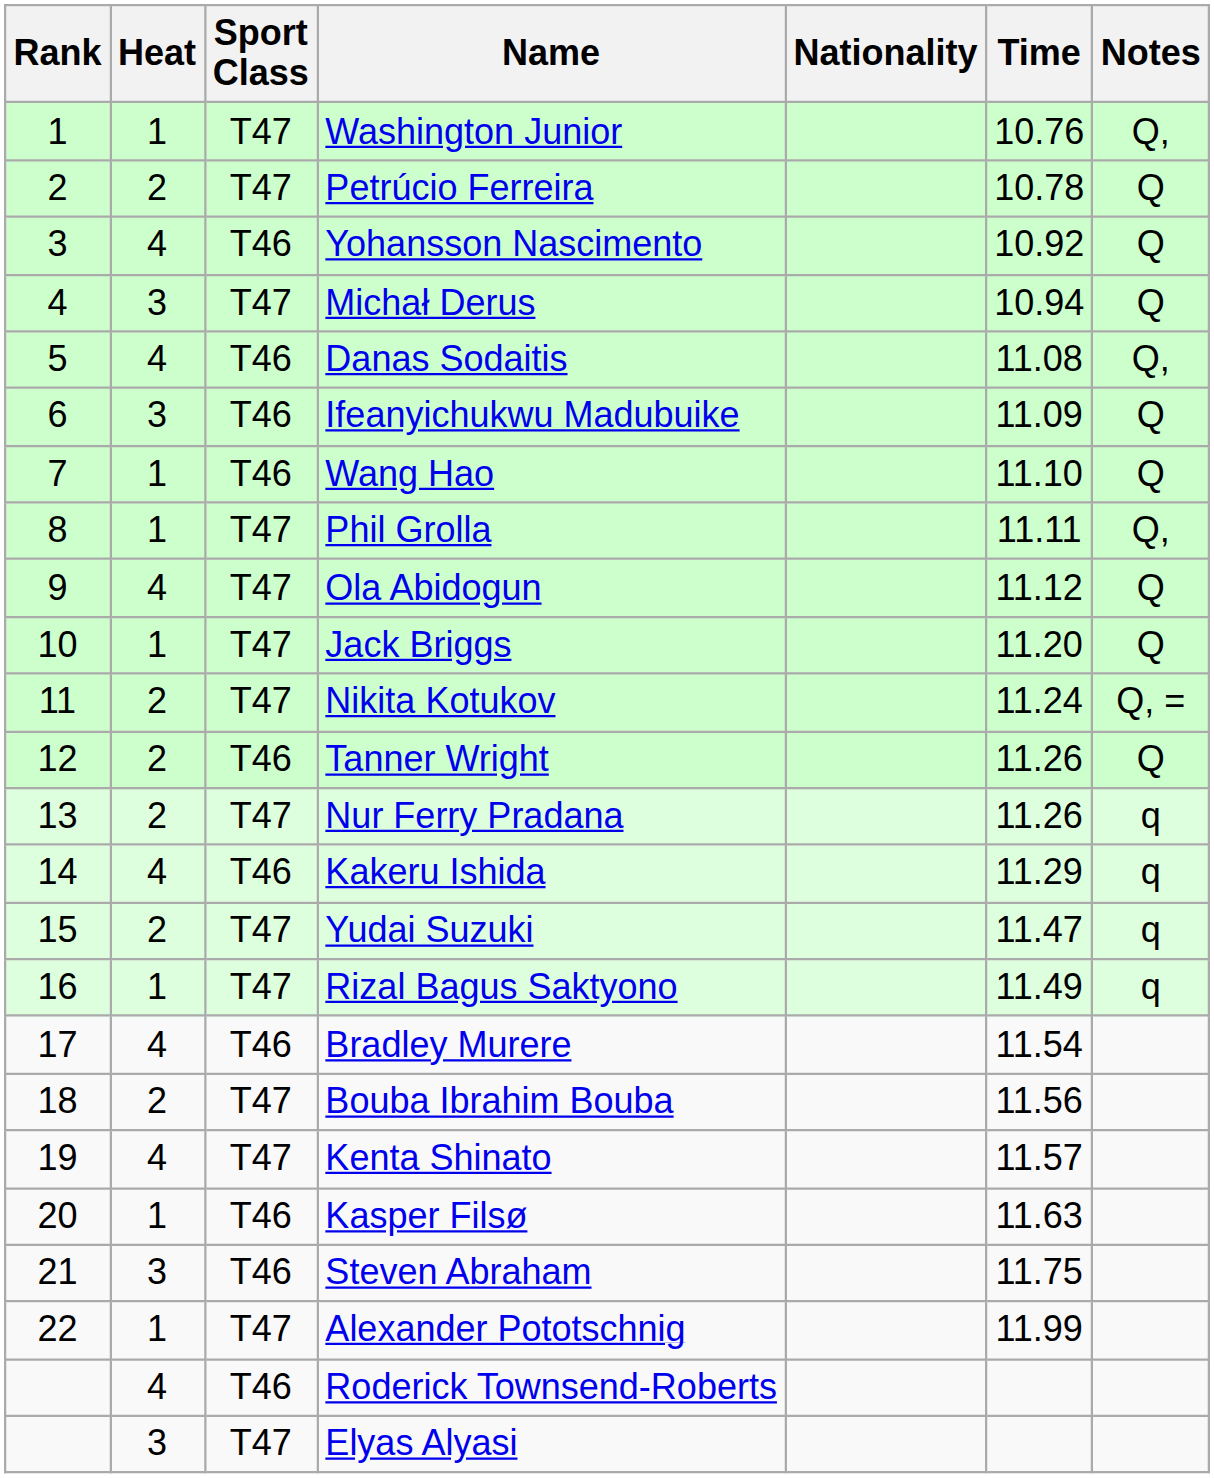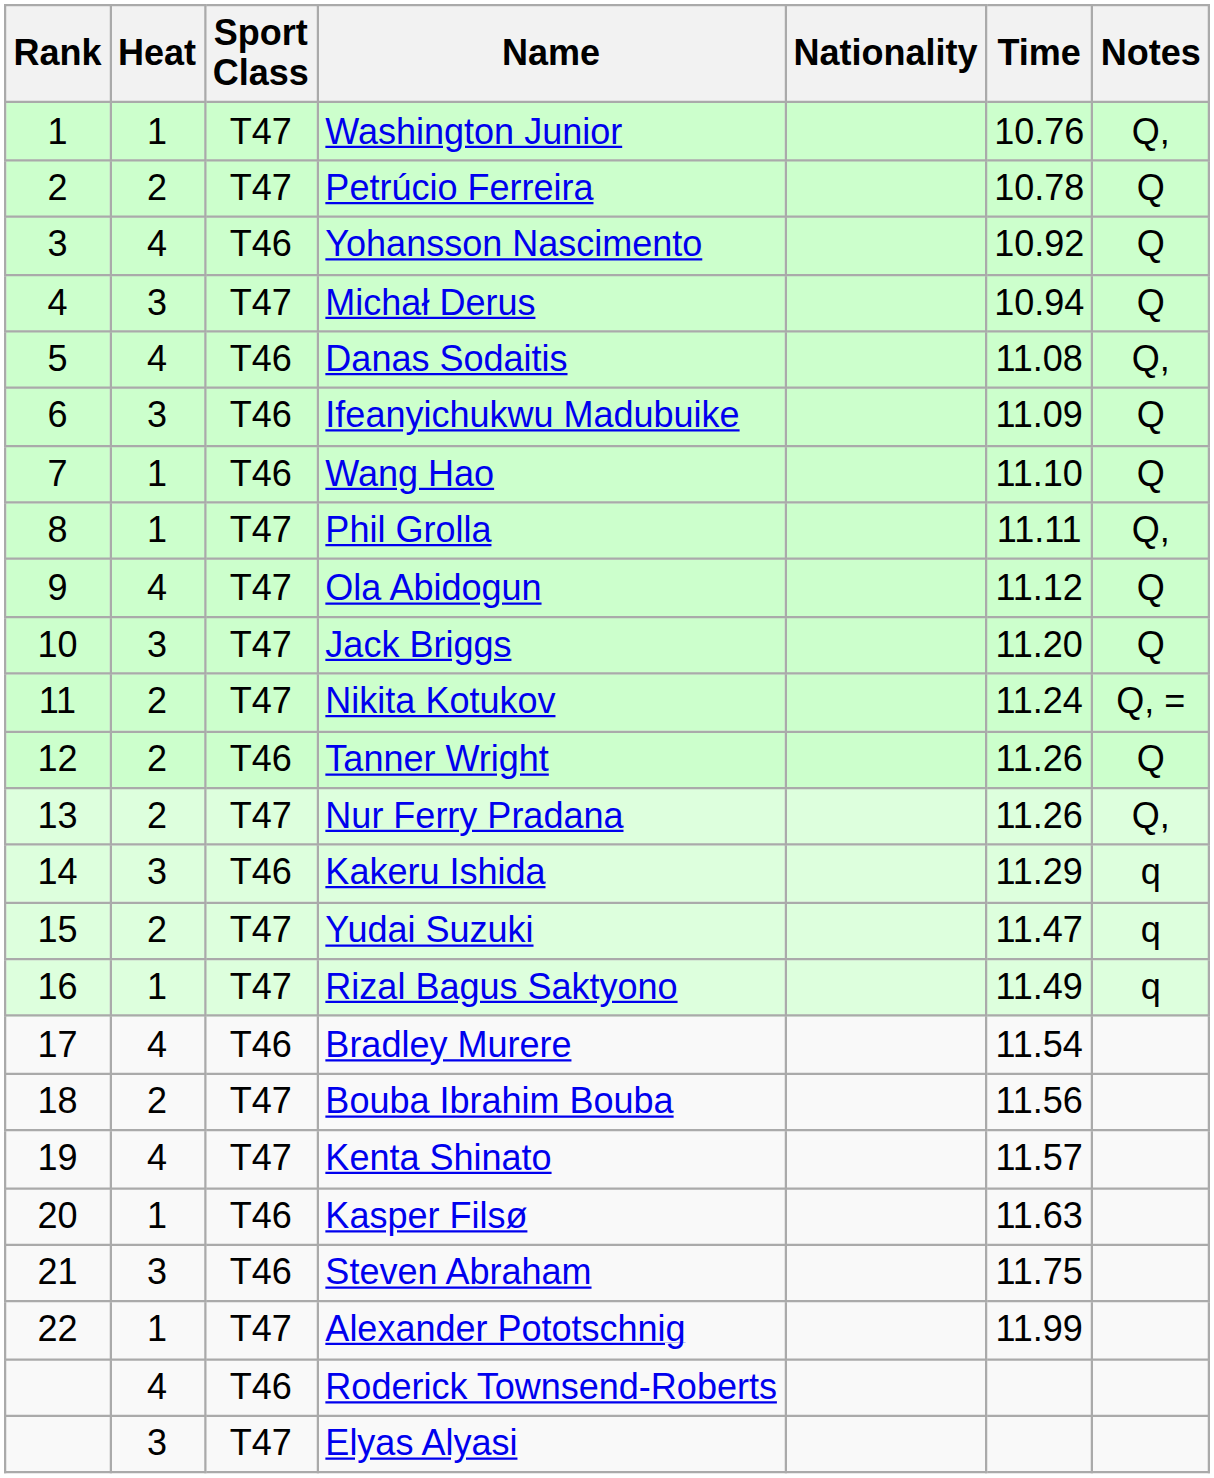(157, 644) 1 -> (157, 644) 3
(1151, 815) q -> (1151, 815) Q,
(157, 872) 4 -> (157, 872) 3
